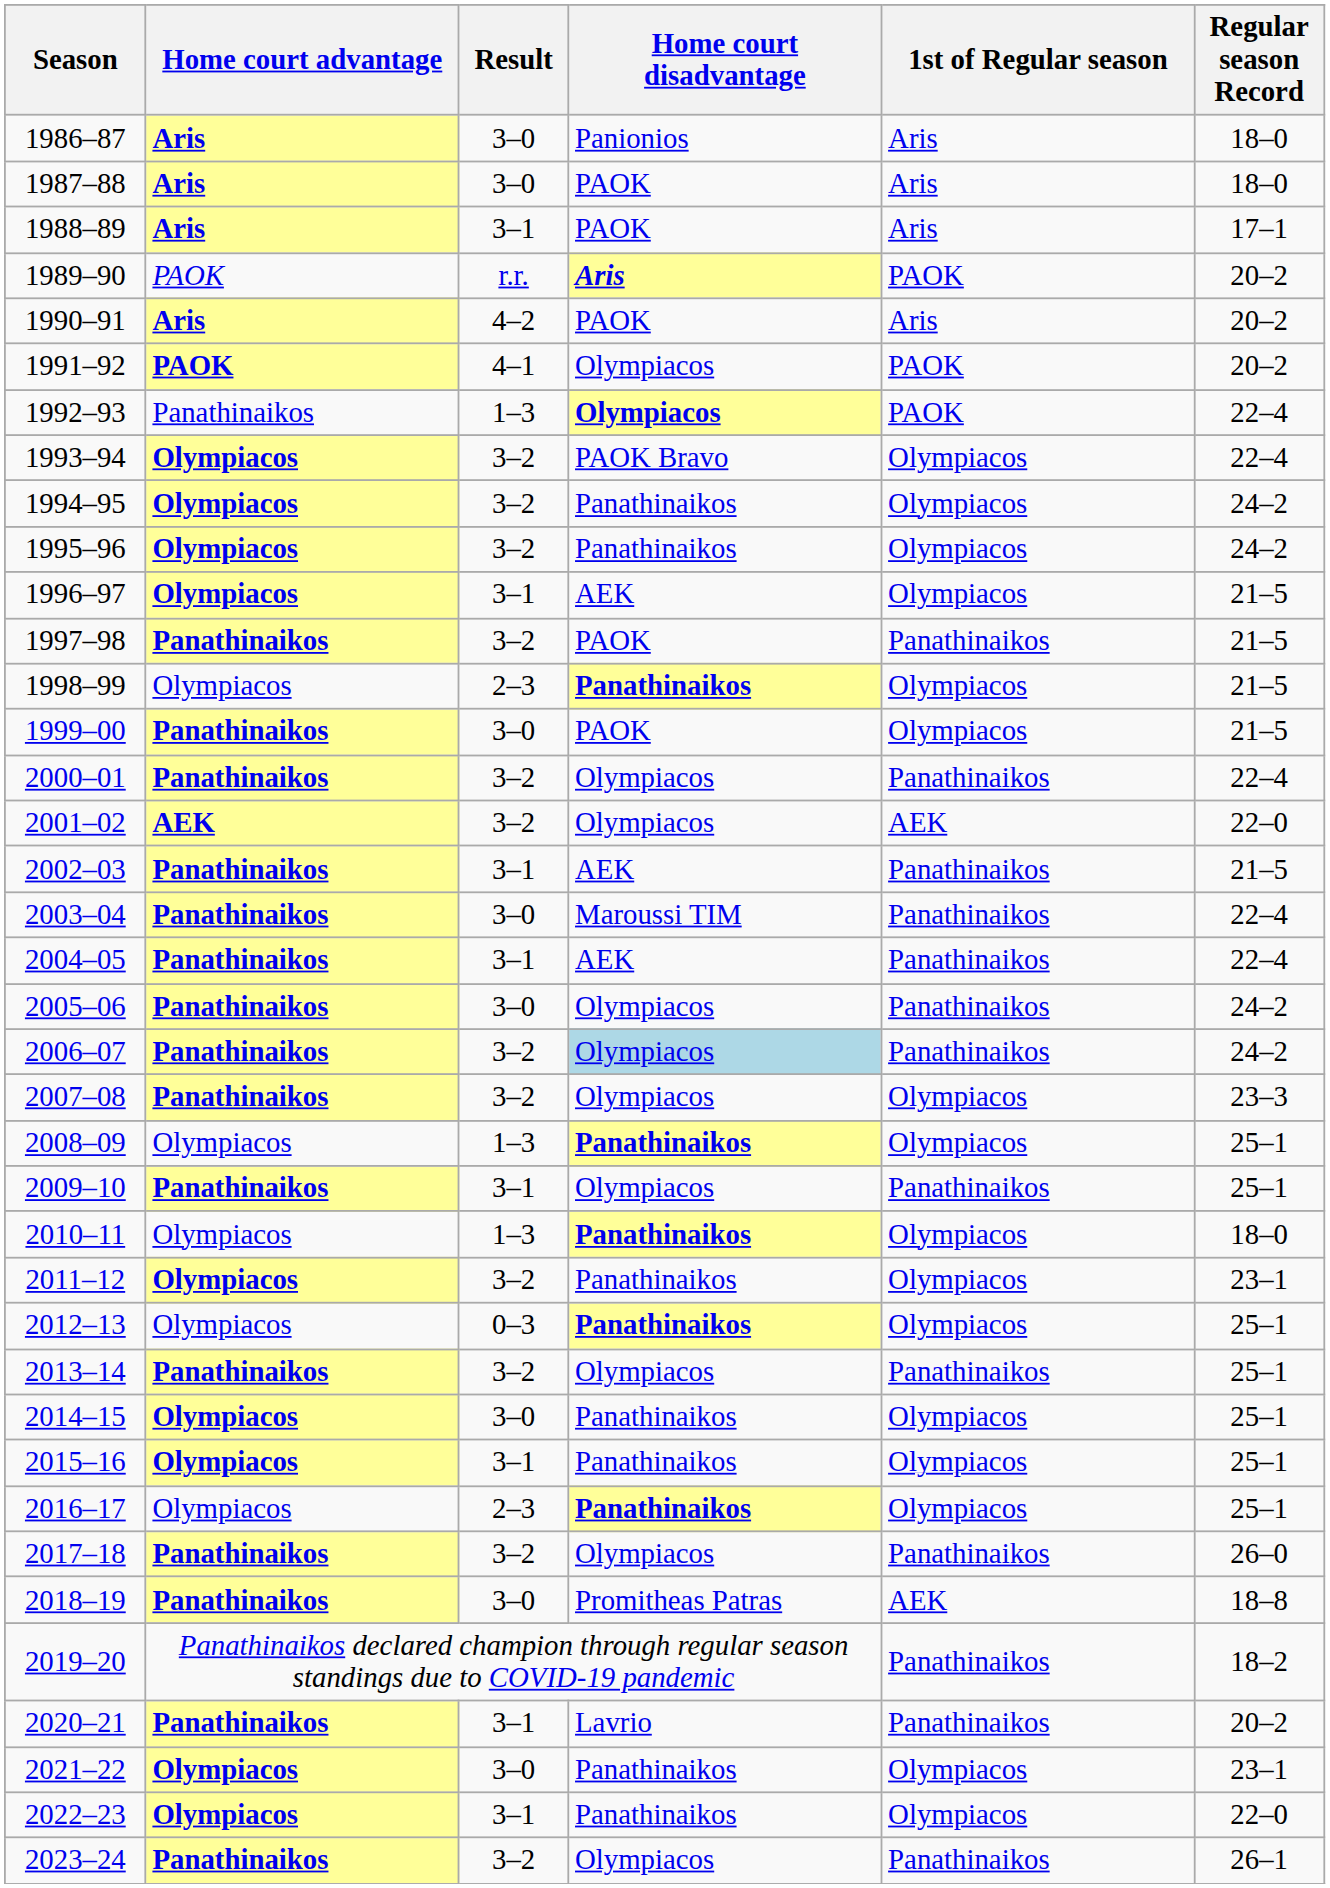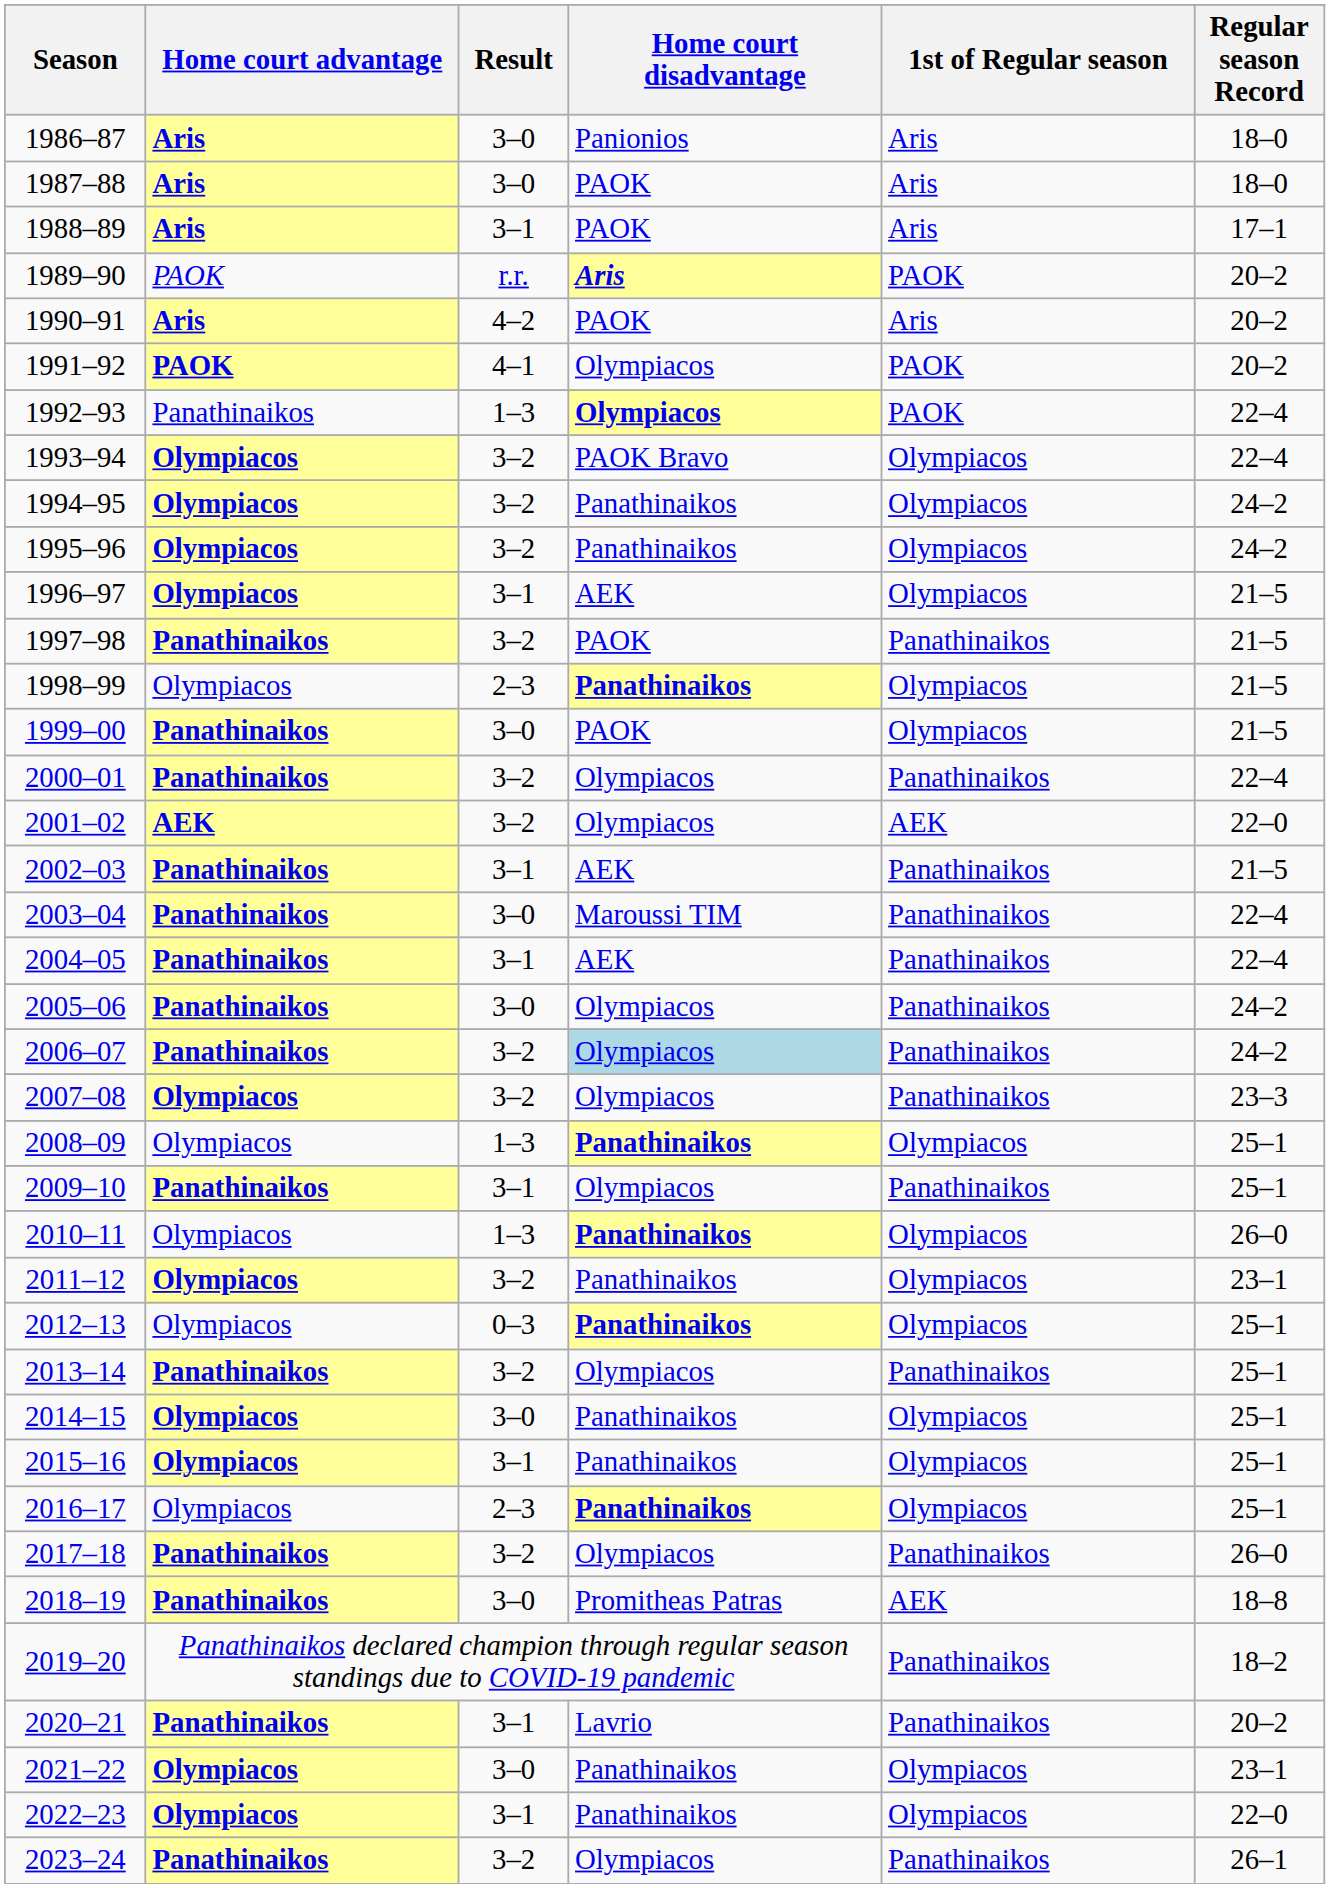(240, 1096) Panathinaikos -> (225, 1096) Olympiacos
(958, 1096) Olympiacos -> (969, 1096) Panathinaikos
(1259, 1234) 18–0 -> (1259, 1234) 26–0
